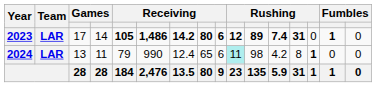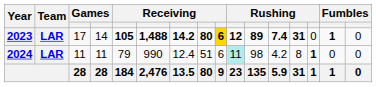(153, 36) 1,486 -> (153, 36) 1,488
(221, 36) no background -> (221, 36) gold background
(80, 54) 13 -> (80, 54) 11
(206, 54) 65 -> (206, 54) 51
